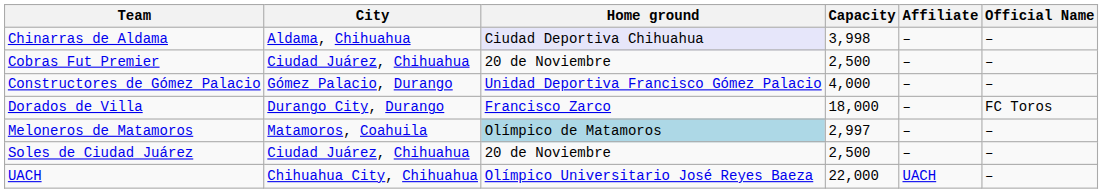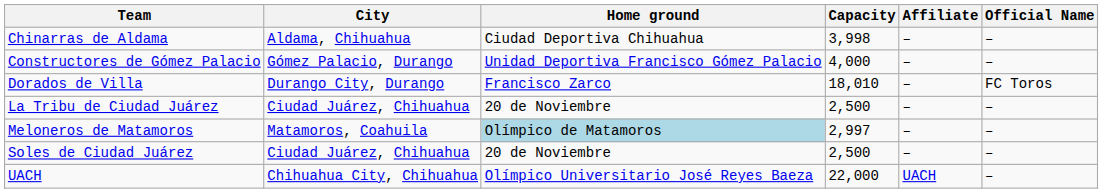(594, 39) lavender background -> (594, 39) no background
- row: (84, 62)
(854, 108) 18,000 -> (854, 85) 18,010
+ row: (113, 108)
